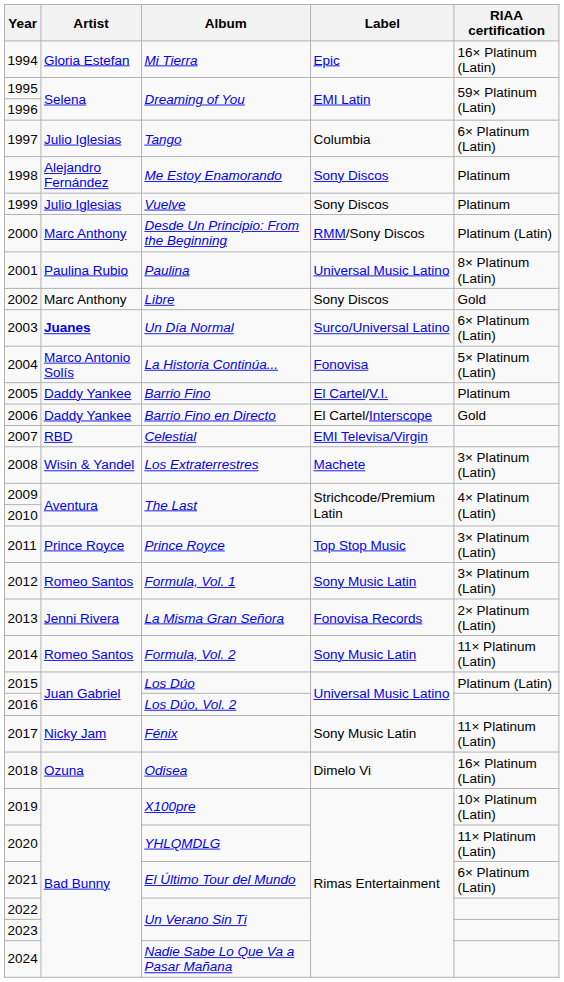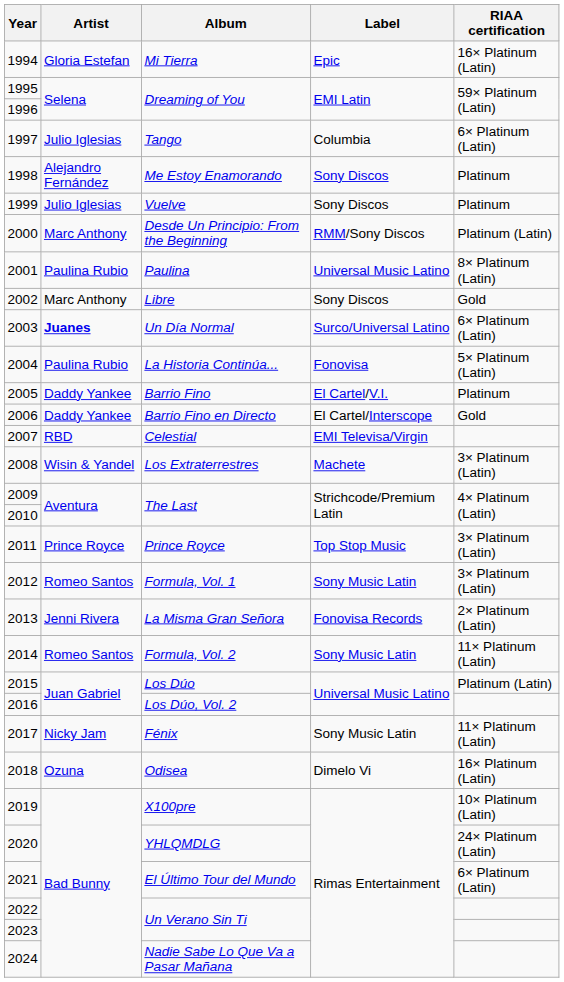(87, 364) Marco Antonio Solís -> (86, 364) Paulina Rubio
(497, 843) 11× Platinum (Latin) -> (497, 843) 24× Platinum (Latin)
